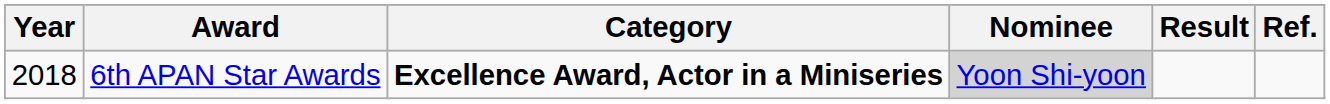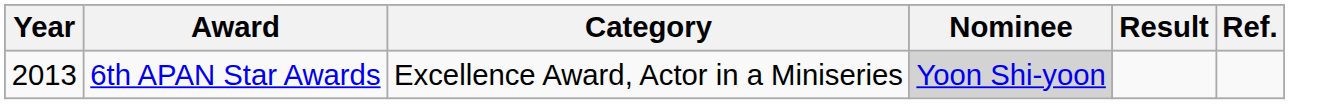(44, 74) 2018 -> (44, 74) 2013
(669, 74) bold -> (648, 74) normal
